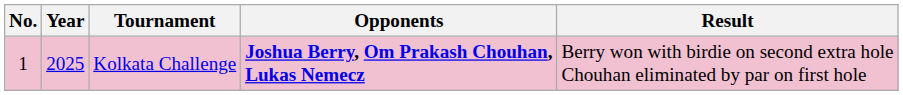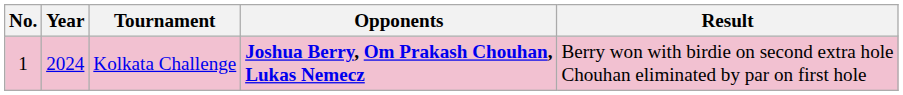(65, 63) 2025 -> (65, 63) 2024
